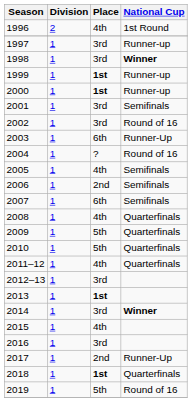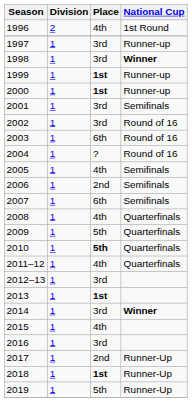(148, 138) Runner-Up -> (150, 138) Round of 16
(100, 248) normal -> (100, 248) bold
(152, 374) Quarterfinals -> (148, 374) Runner-Up
(150, 389) Round of 16 -> (148, 389) Runner-Up
